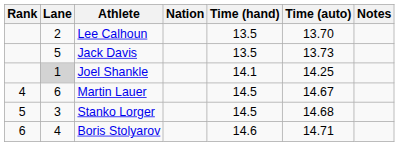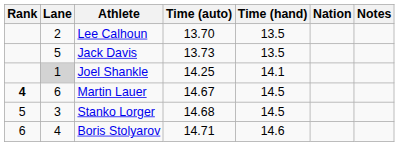columns swapped: (185, 14) <-> (318, 14)
(22, 92) normal -> (22, 92) bold
